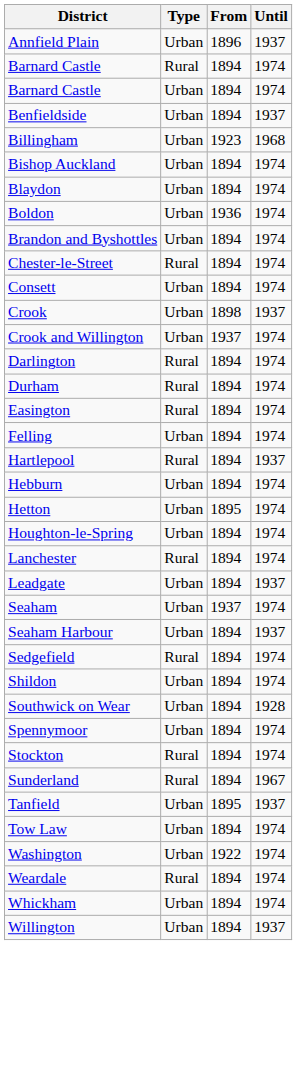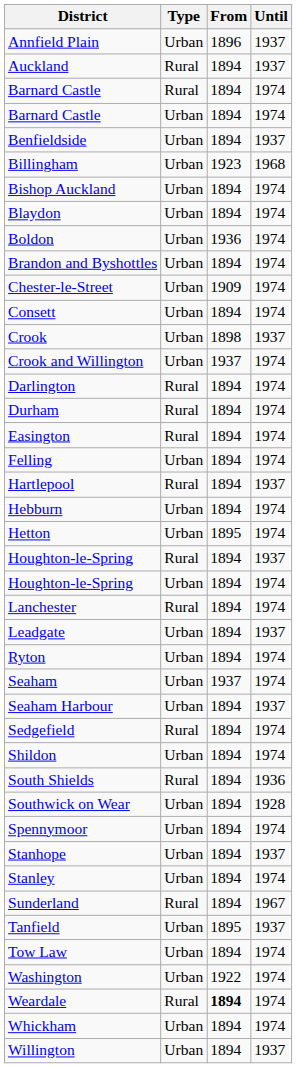+ row: (38, 66)
- row: (60, 262)
+ row: (60, 287)
+ row: (71, 558)
+ row: (27, 656)
+ row: (51, 779)
+ row: (37, 853)
+ row: (31, 878)
- row: (36, 755)
(226, 878) normal -> (226, 1001) bold
